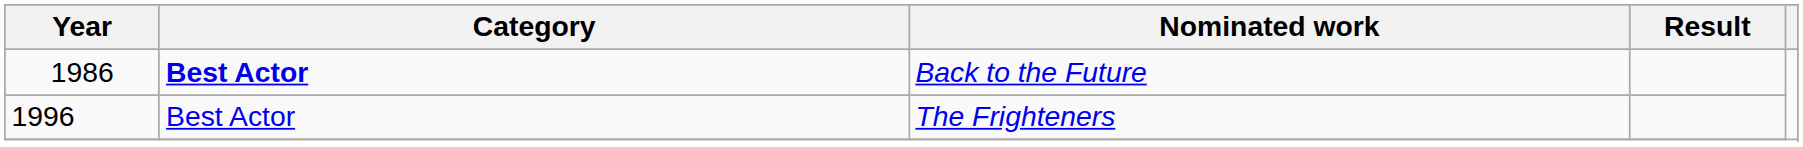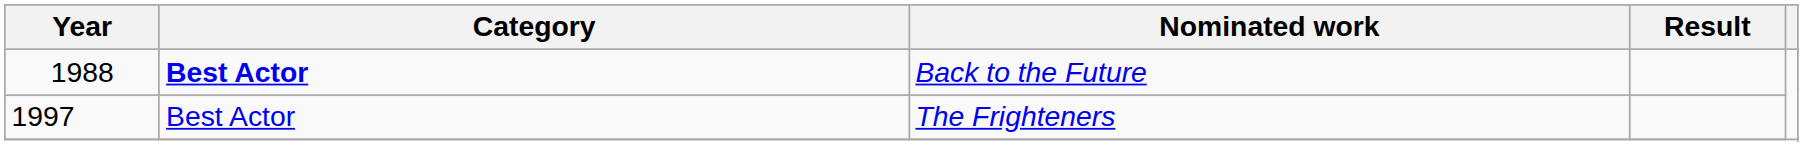(82, 71) 1986 -> (82, 71) 1988
(43, 116) 1996 -> (43, 116) 1997
